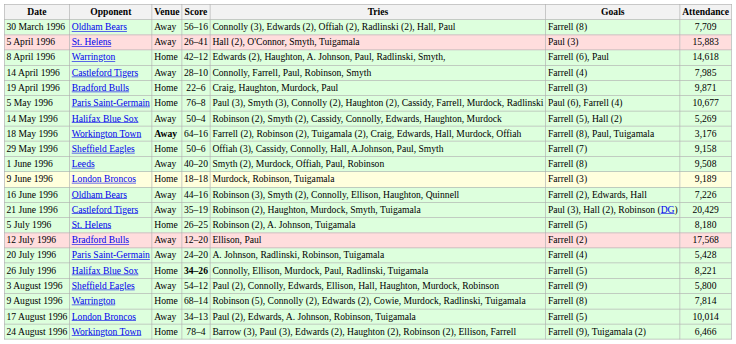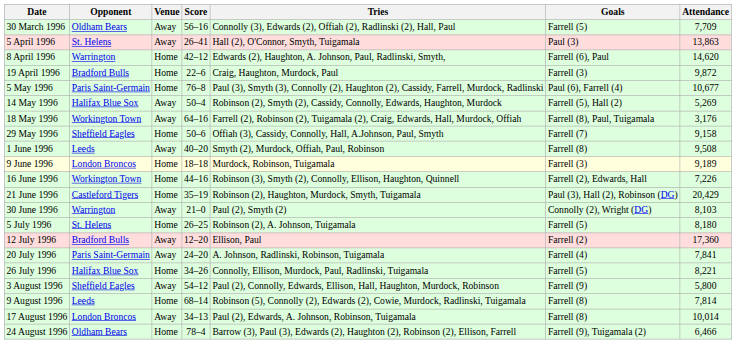(567, 27) Farrell (8) -> (567, 27) Farrell (5)
(706, 42) 15,883 -> (706, 42) 13,863
(706, 57) 14,618 -> (706, 57) 14,620
- row: (33, 73)
(706, 88) 9,871 -> (706, 73) 9,872
(166, 133) bold -> (165, 118) normal
(99, 194) Oldham Bears -> (107, 179) Workington Town
(165, 194) Away -> (166, 179) Home
(165, 210) Away -> (166, 194) Home
+ row: (32, 210)
(706, 240) 17,568 -> (706, 240) 17,360
(706, 255) 5,428 -> (706, 255) 7,841
(196, 270) bold -> (196, 270) normal
(93, 301) Warrington -> (83, 301) Leeds
(567, 316) Farrell (5) -> (567, 316) Farrell (8)
(107, 331) Workington Town -> (99, 331) Oldham Bears
